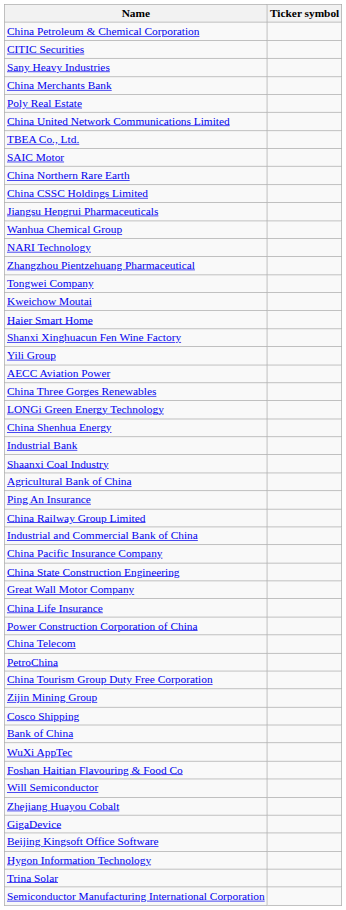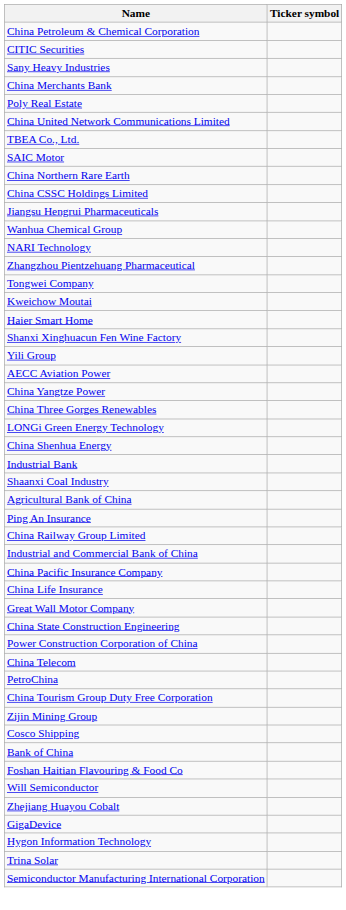+ row: (56, 391)
rows swapped: (55, 608) <-> (93, 572)
- row: (40, 752)
- row: (83, 842)
